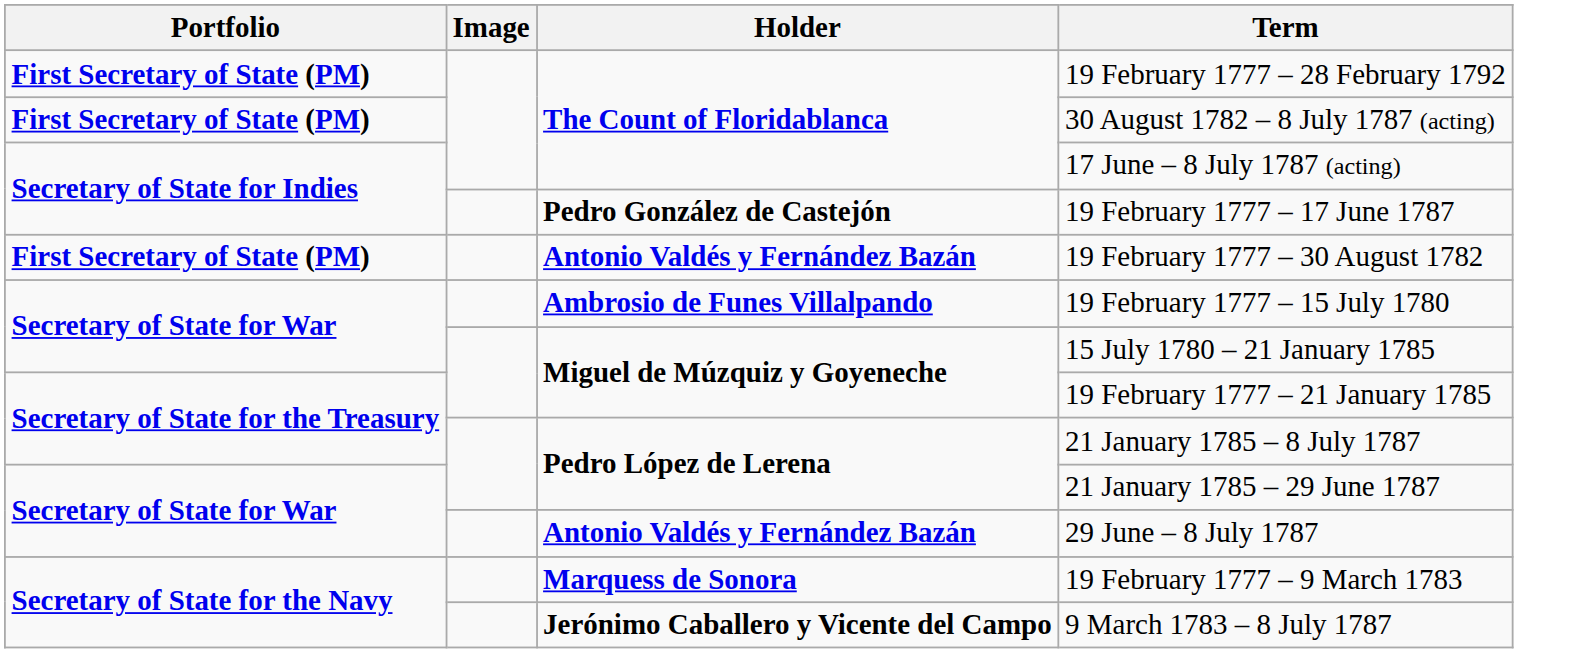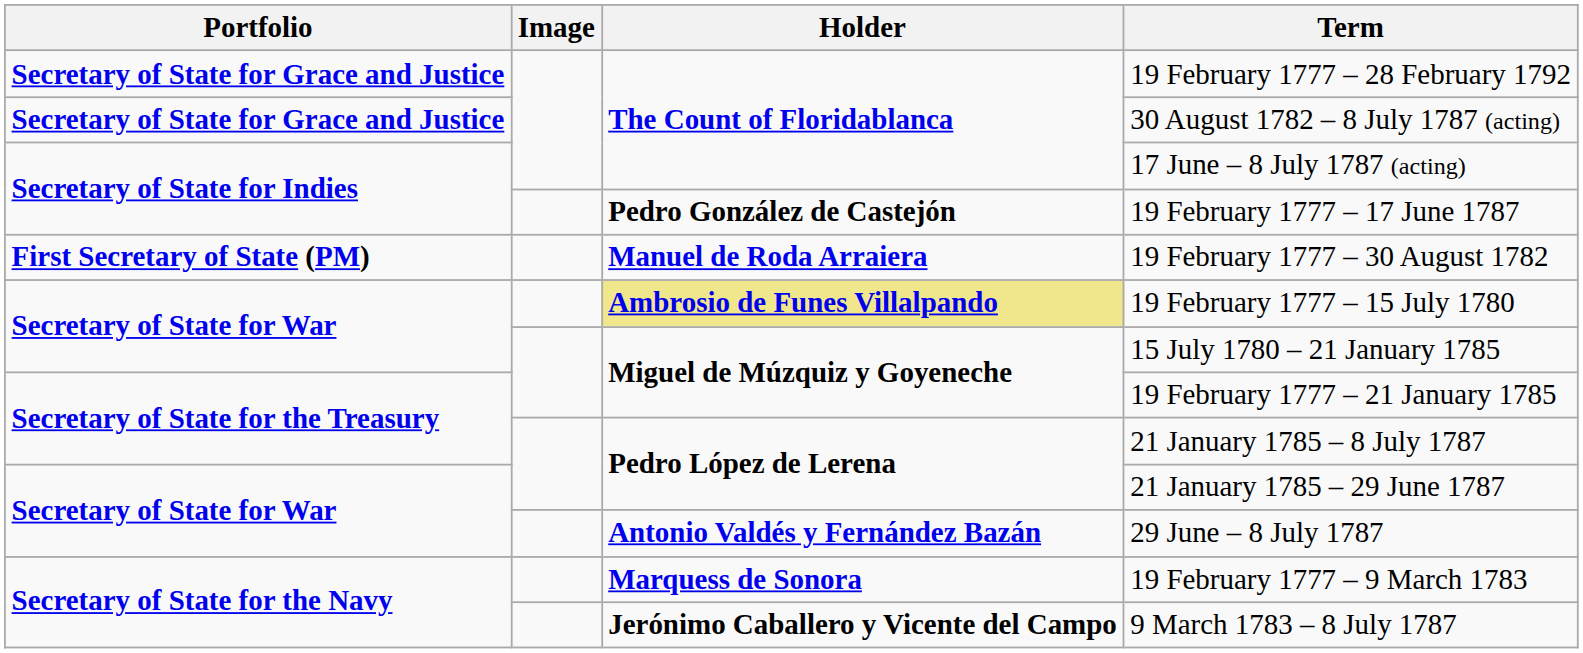(191, 73) First Secretary of State (PM) -> (258, 73) Secretary of State for Grace and Justice
(191, 119) First Secretary of State (PM) -> (258, 119) Secretary of State for Grace and Justice
(759, 257) Antonio Valdés y Fernández Bazán -> (768, 257) Manuel de Roda Arraiera
(738, 303) no background -> (803, 303) khaki background
